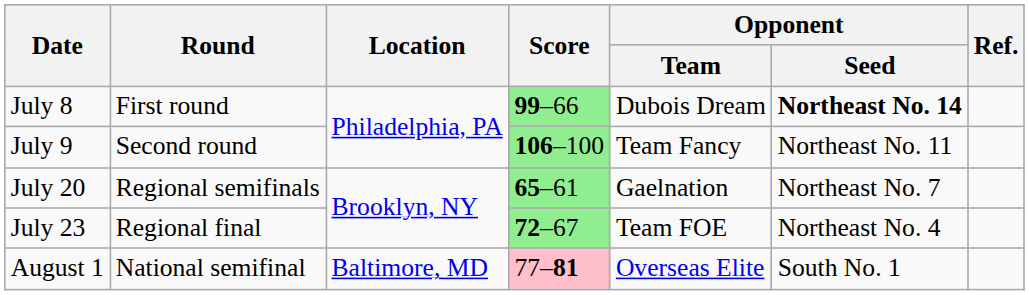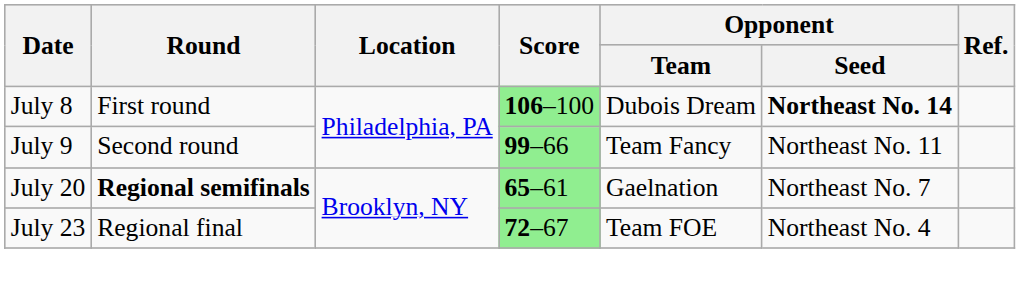(546, 106) 99–66 -> (549, 106) 106–100
(559, 146) 106–100 -> (537, 146) 99–66
(218, 187) normal -> (203, 187) bold
- row: (57, 268)
